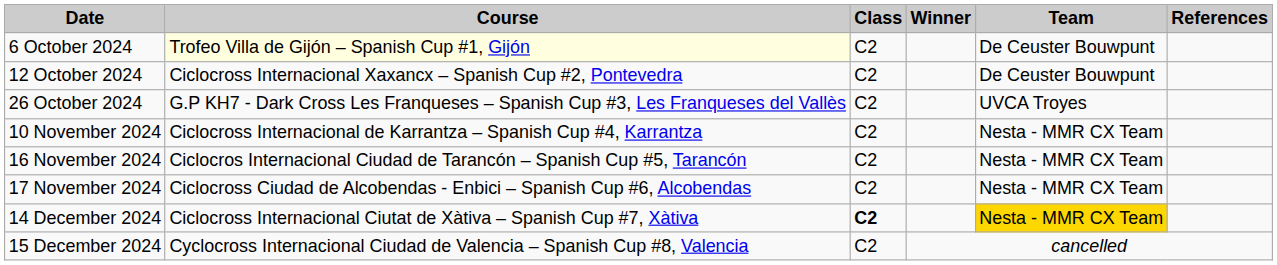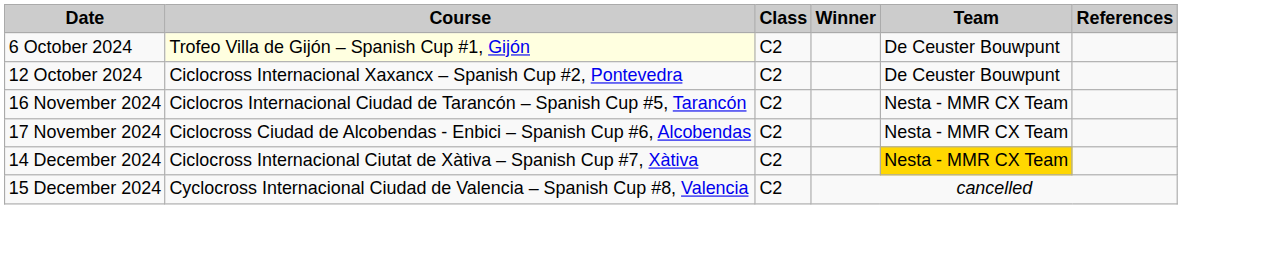- row: (75, 103)
- row: (85, 132)
(866, 217) bold -> (771, 160) normal
